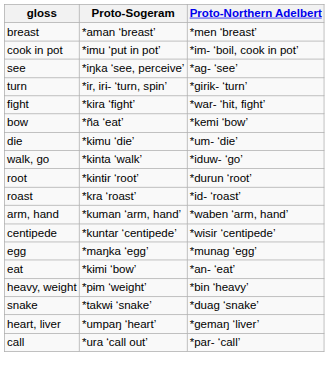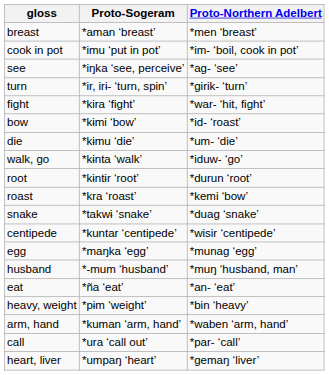(103, 123) *ña ‘eat’ -> (109, 123) *kɨmi ‘bow’
(219, 123) *kemi ‘bow’ -> (215, 123) *id- ‘roast’
(215, 196) *id- ‘roast’ -> (219, 196) *kemi ‘bow’
rows swapped: (33, 214) <-> (22, 305)
+ row: (29, 269)
(109, 269) *kɨmi ‘bow’ -> (103, 287) *ña ‘eat’
rows swapped: (34, 324) <-> (16, 342)
